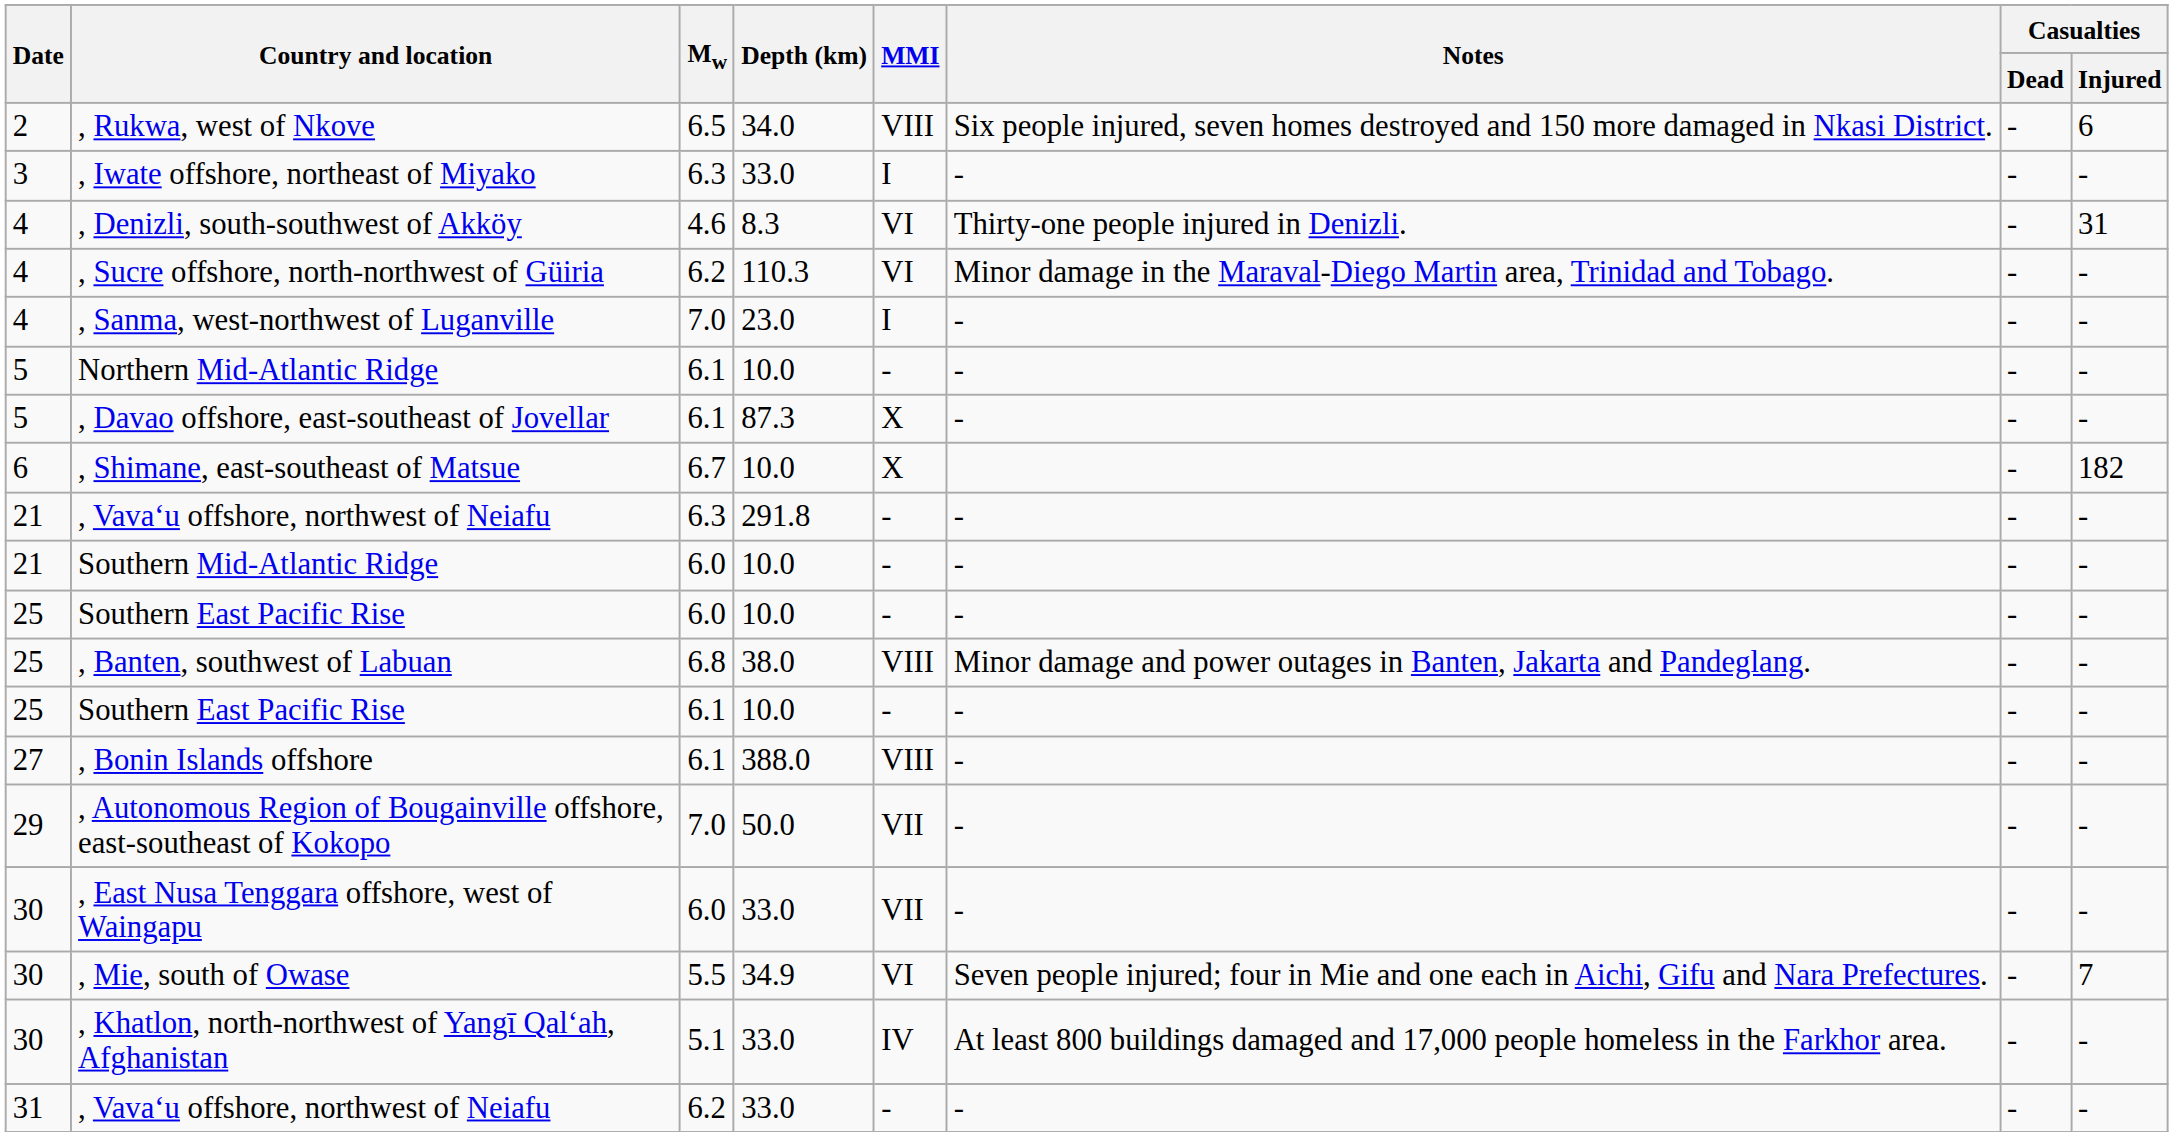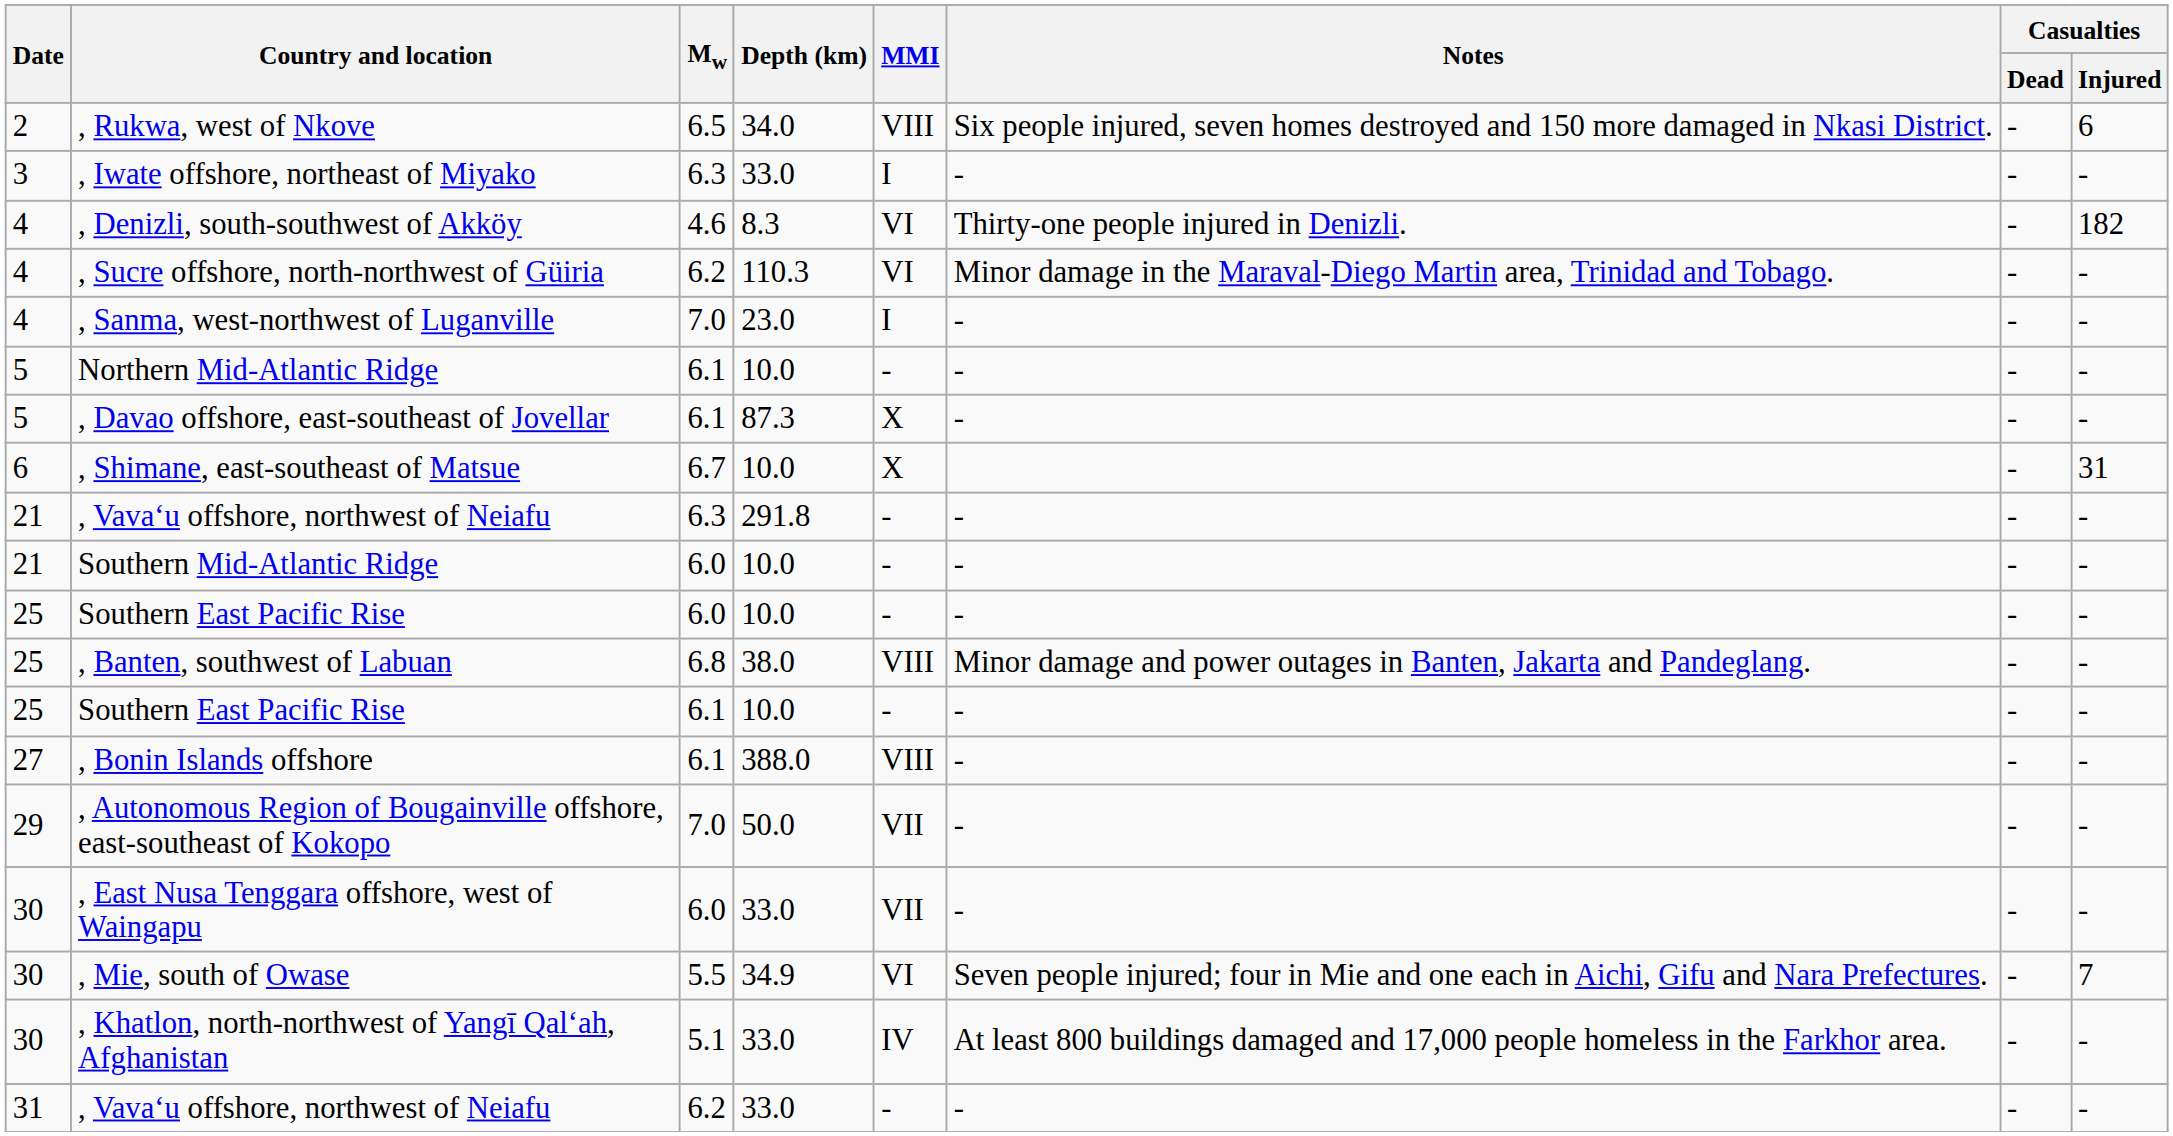(2093, 223) 31 -> (2101, 223) 182
(2101, 467) 182 -> (2093, 467) 31
